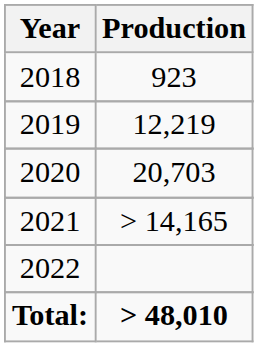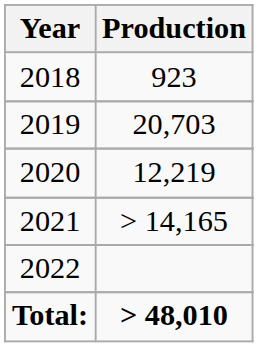(174, 124) 12,219 -> (174, 124) 20,703
(174, 172) 20,703 -> (174, 172) 12,219
